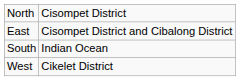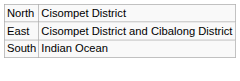- row: (20, 66)
